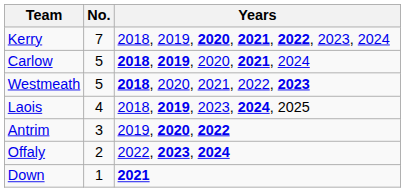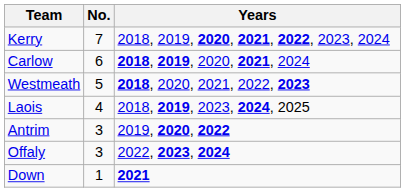(99, 61) 5 -> (99, 61) 6
(99, 152) 2 -> (99, 152) 3
